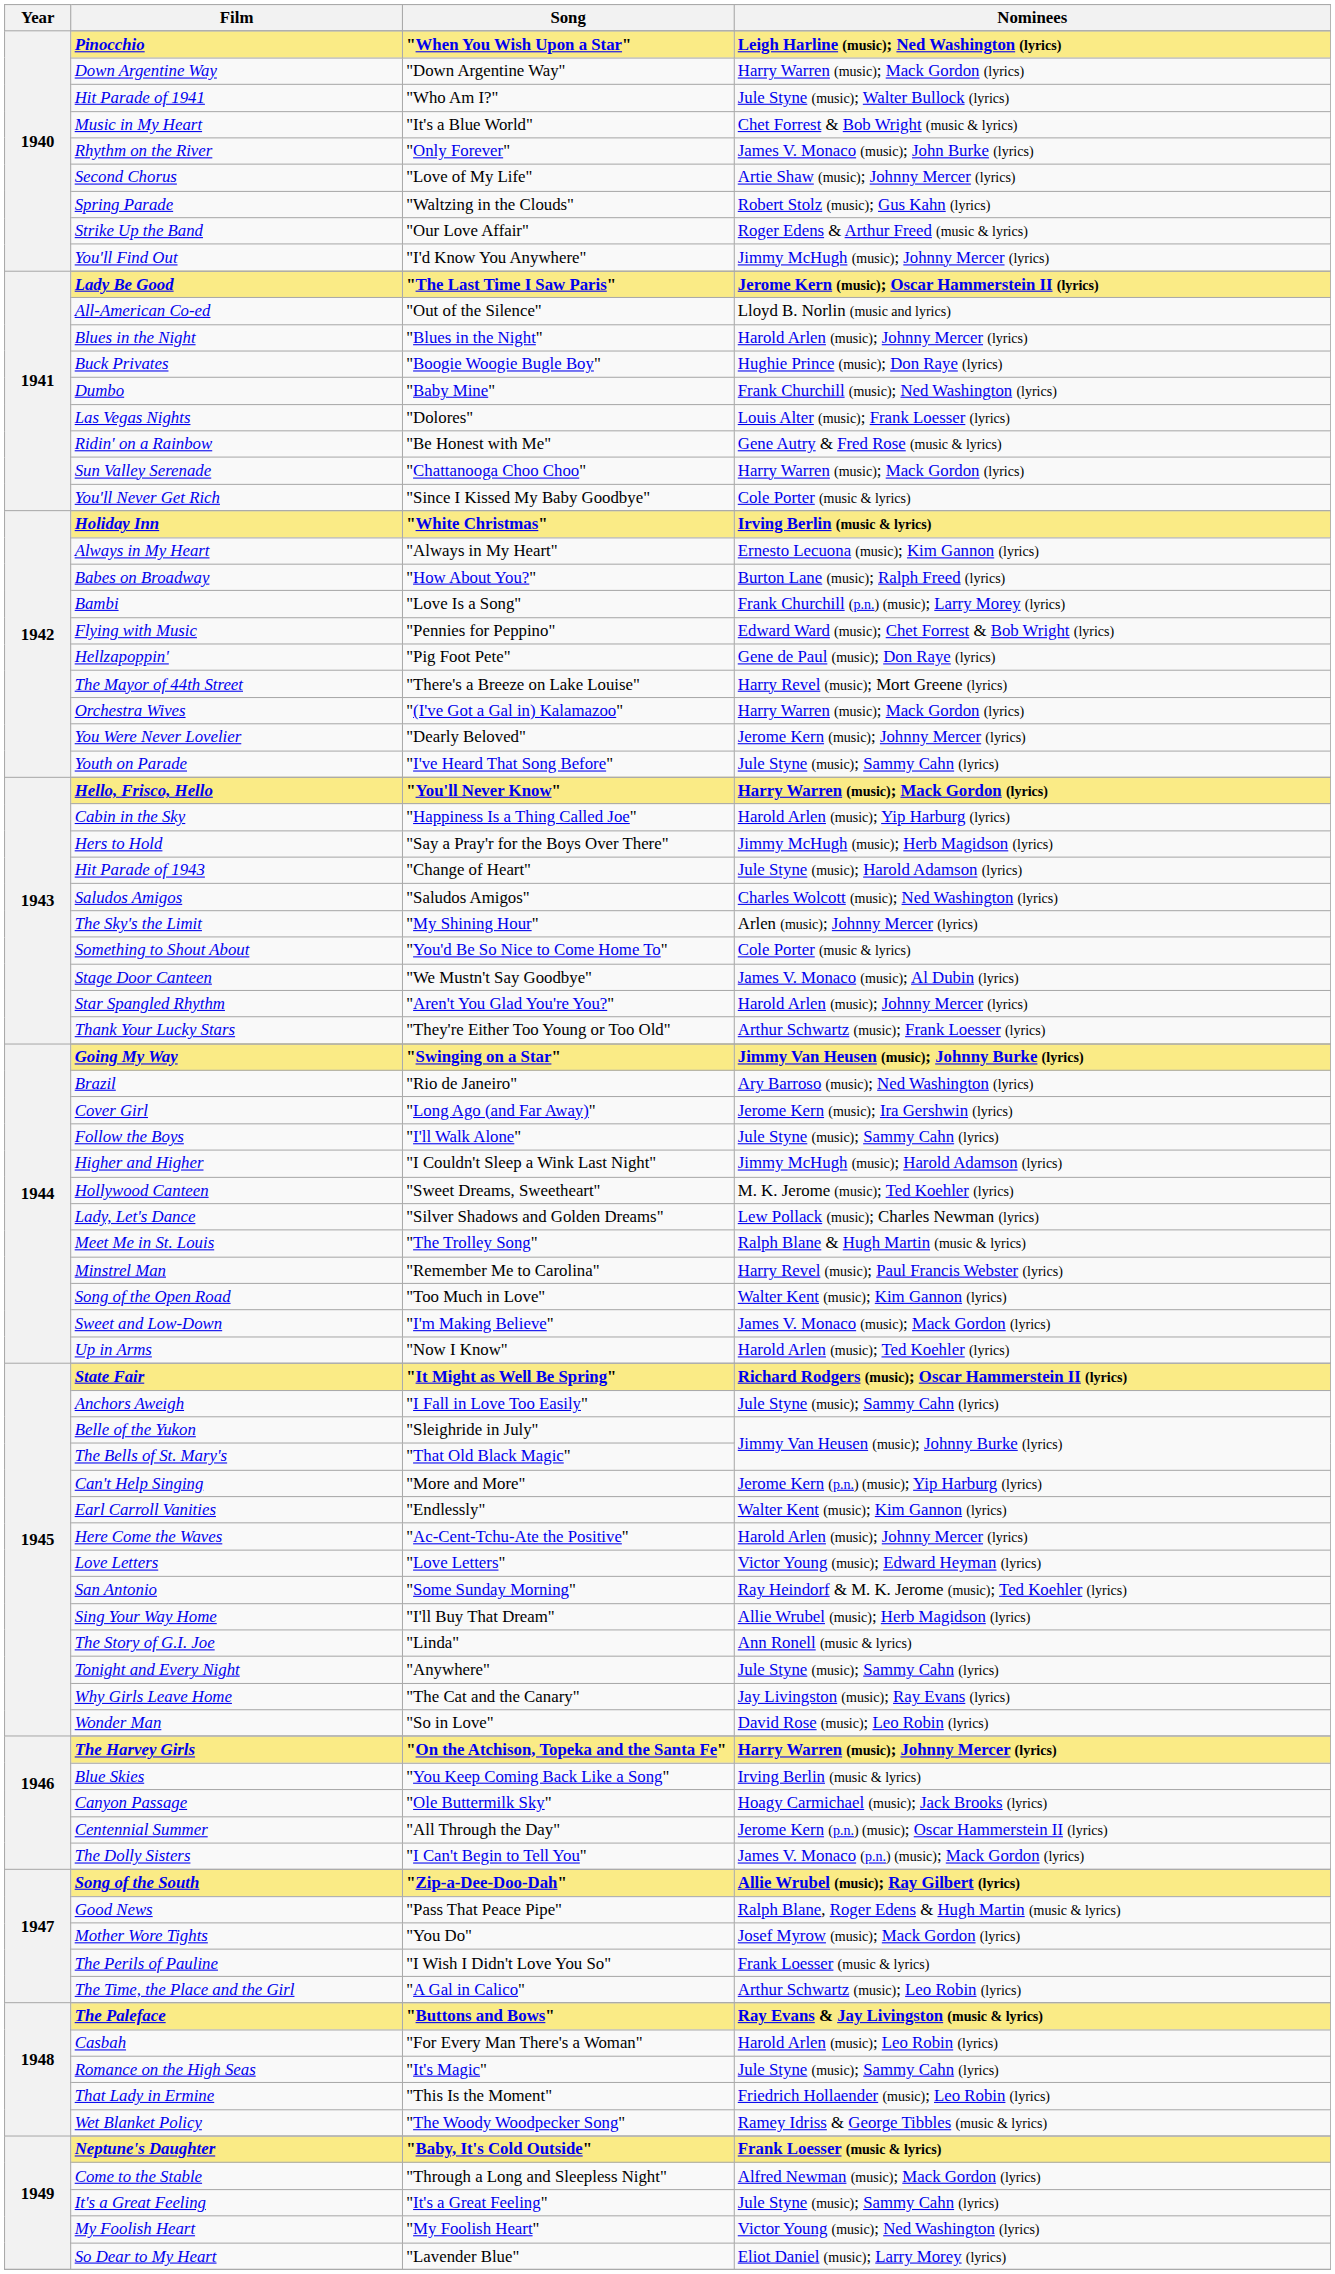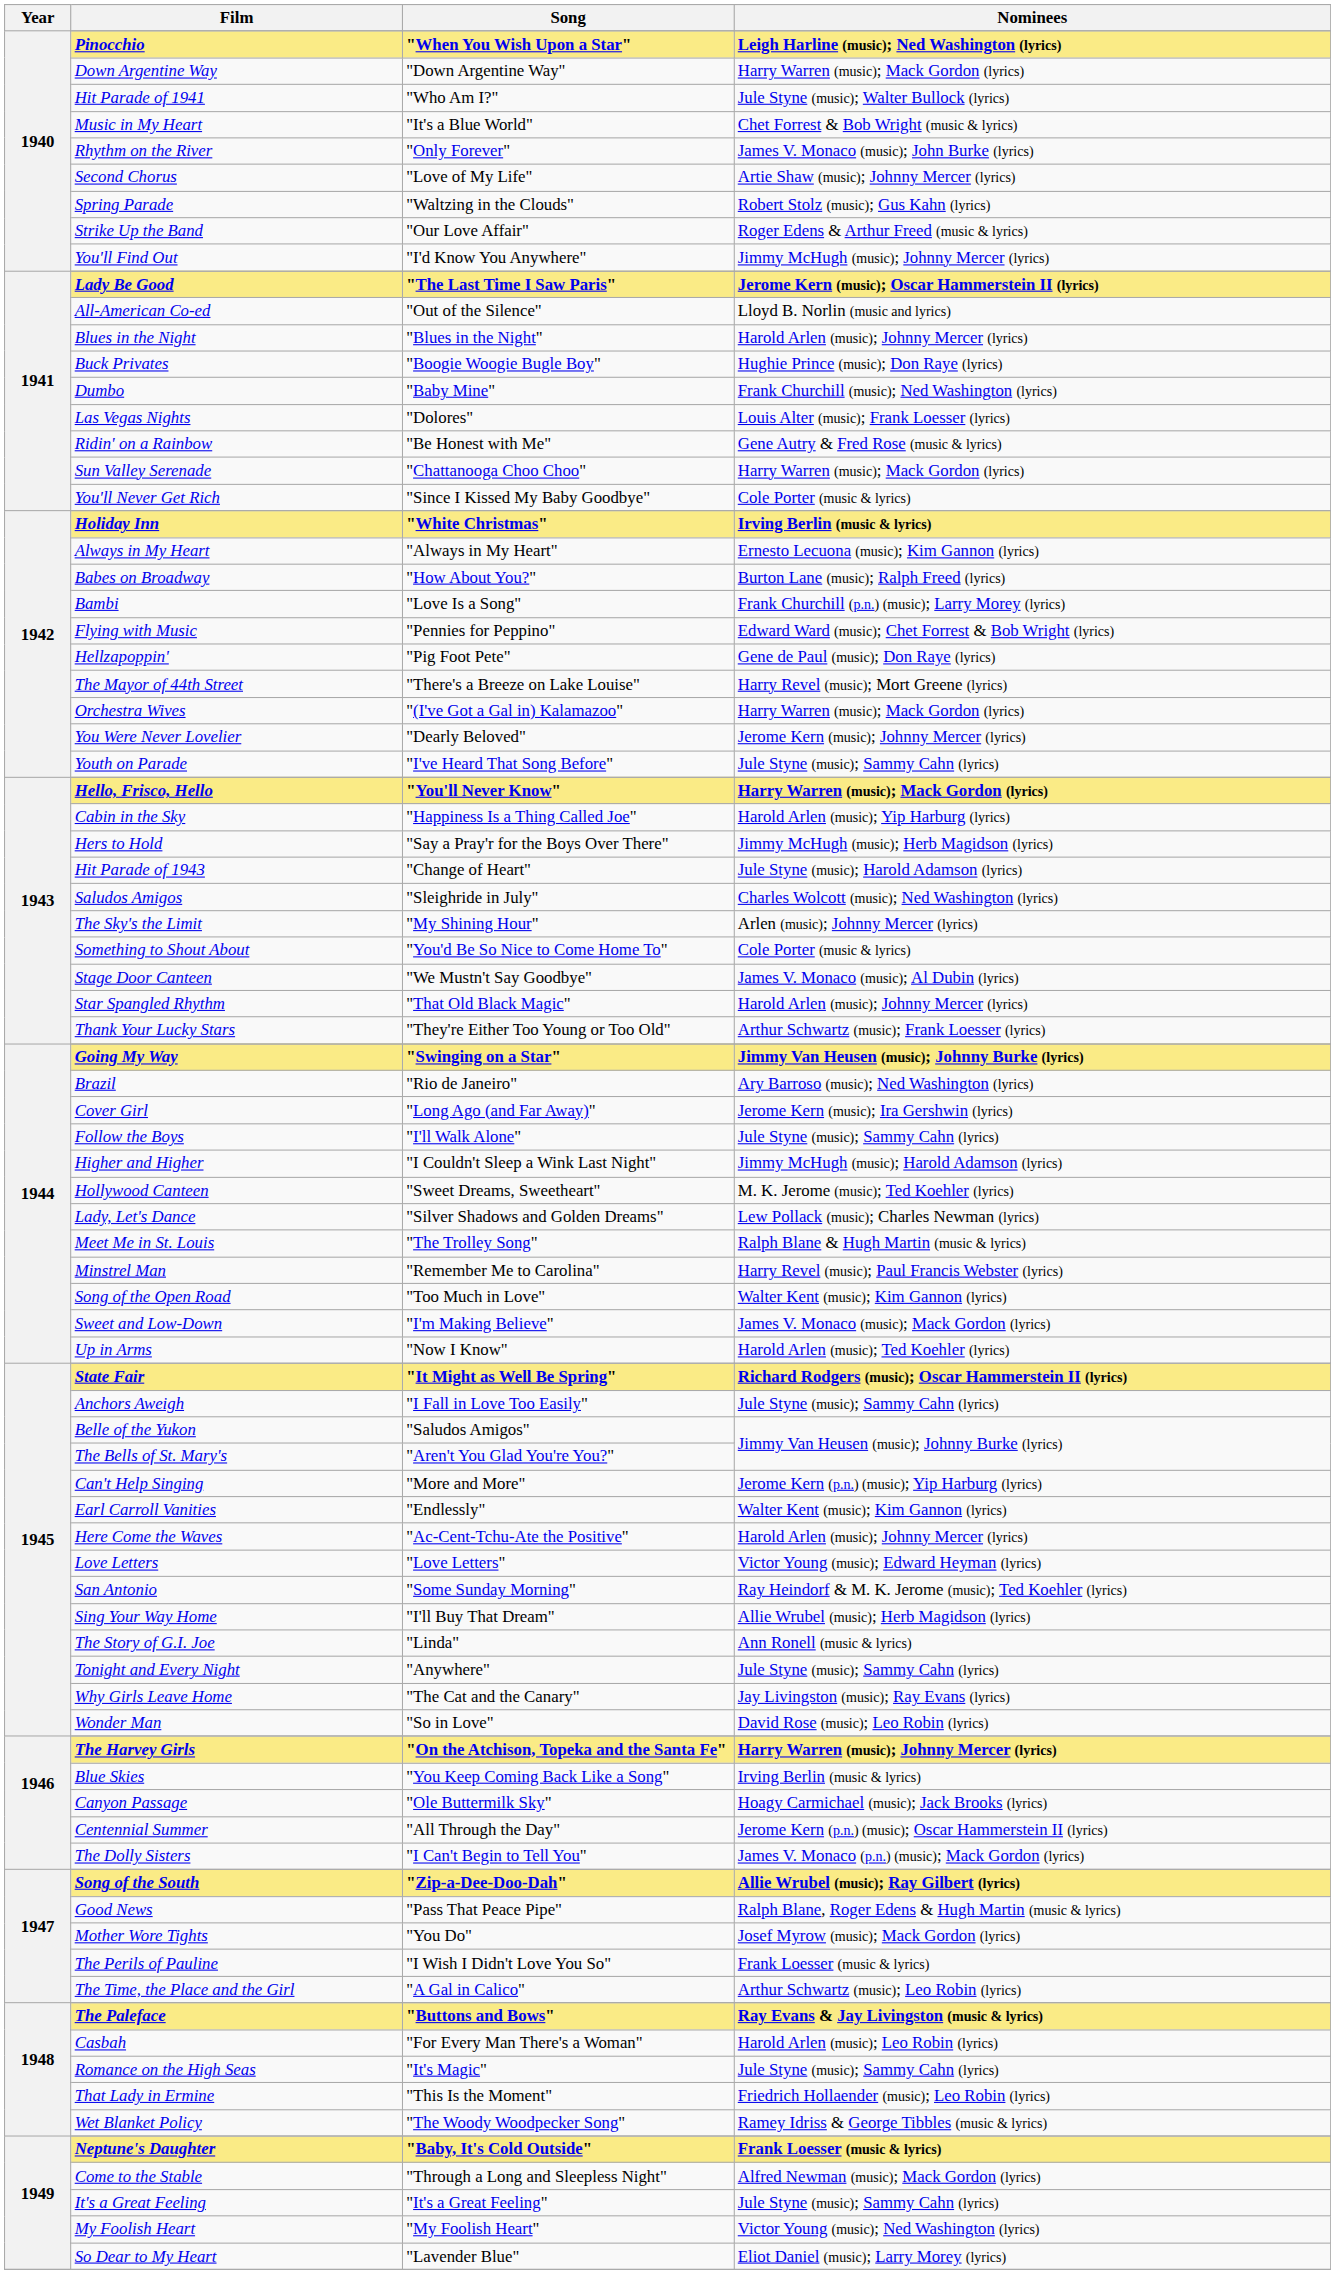(468, 897) "Saludos Amigos" -> (472, 897) "Sleighride in July"
(510, 1003) "Aren't You Glad You're You?" -> (488, 1003) "That Old Black Magic"
(472, 1429) "Sleighride in July" -> (468, 1429) "Saludos Amigos"
(488, 1456) "That Old Black Magic" -> (510, 1456) "Aren't You Glad You're You?"
